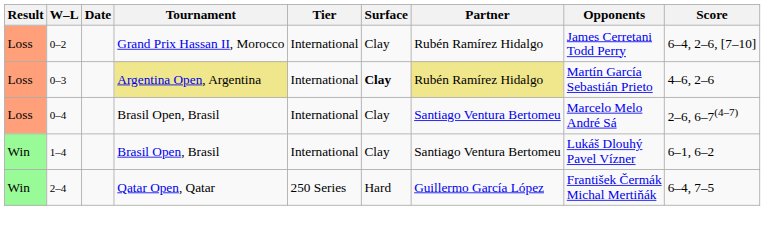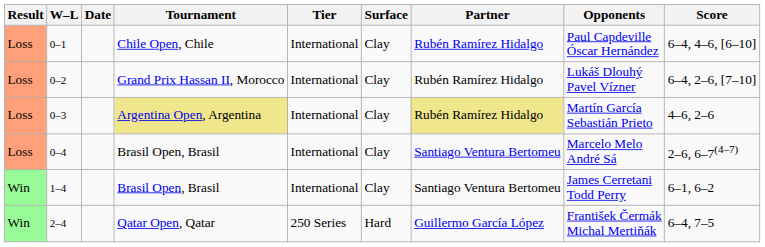+ row: (58, 44)
(609, 43) James Cerretani Todd Perry -> (605, 79) Lukáš Dlouhý Pavel Vízner
(378, 79) bold -> (377, 115) normal
(605, 151) Lukáš Dlouhý Pavel Vízner -> (609, 187) James Cerretani Todd Perry
